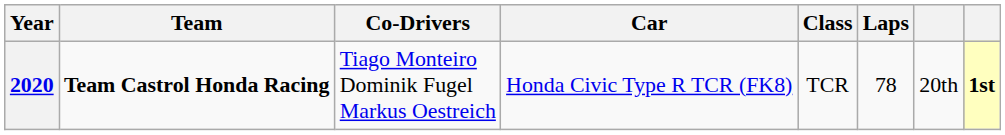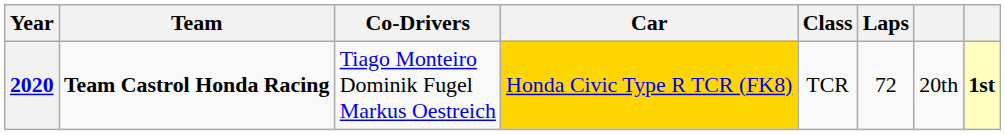(649, 84) no background -> (649, 84) gold background
(886, 84) 78 -> (886, 84) 72
